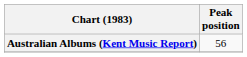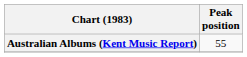(221, 43) 56 -> (221, 43) 55
